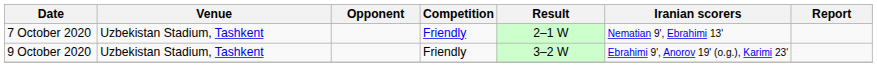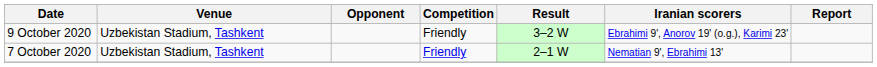rows swapped: (49, 33) <-> (49, 52)
